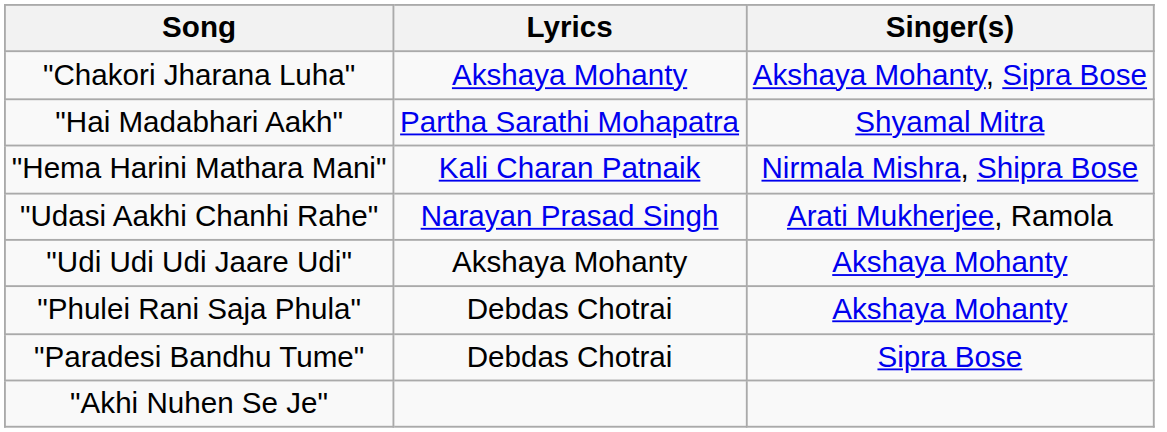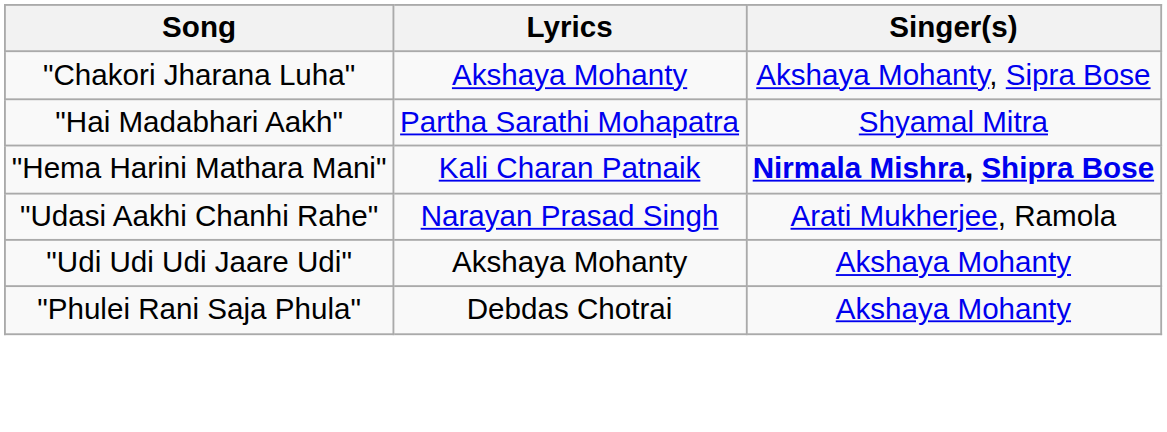(950, 168) normal -> (953, 168) bold
- row: (199, 356)
- row: (199, 403)
